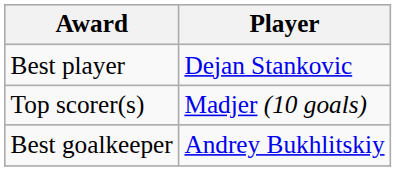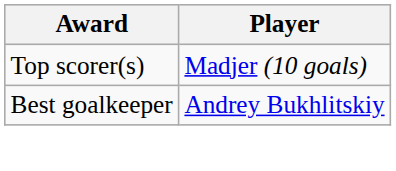- row: (68, 64)
